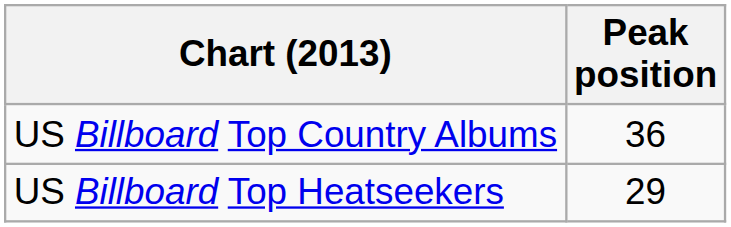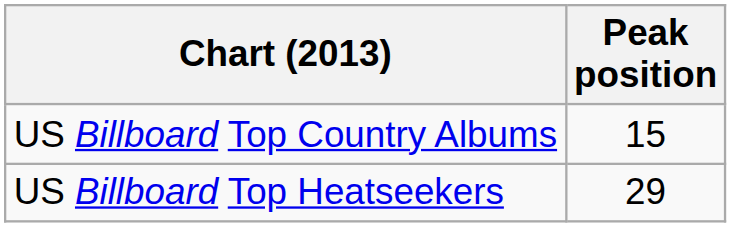(646, 133) 36 -> (646, 133) 15
